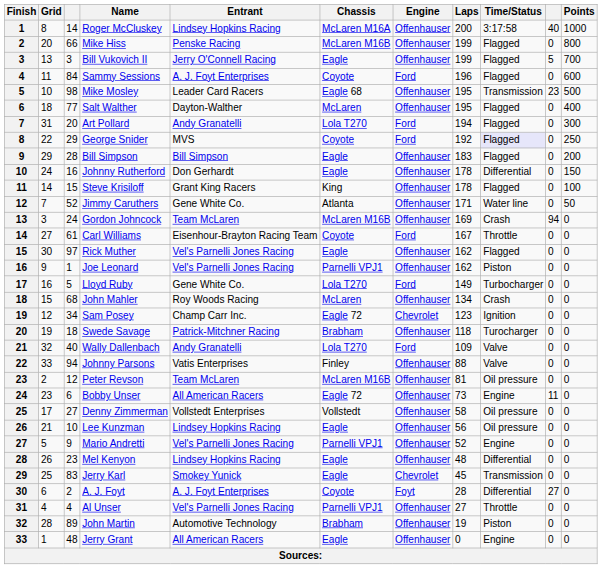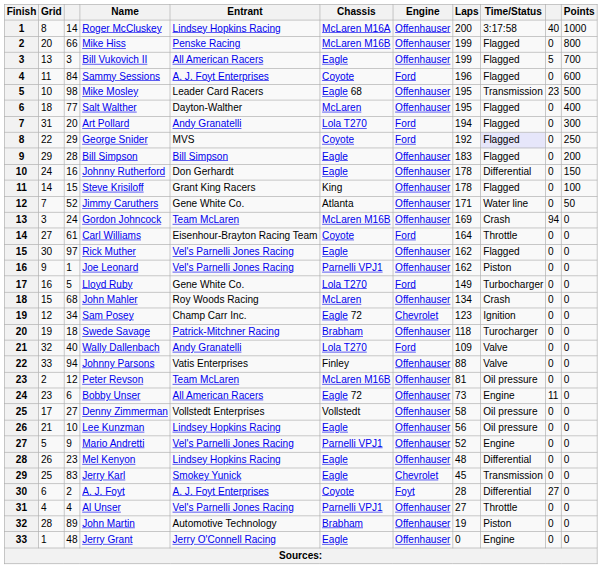(224, 60) Jerry O'Connell Racing -> (218, 60) All American Racers
(463, 236) 167 -> (463, 236) 164
(218, 540) All American Racers -> (224, 540) Jerry O'Connell Racing
